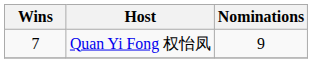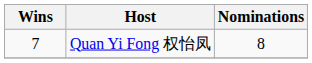(261, 43) 9 -> (261, 43) 8
